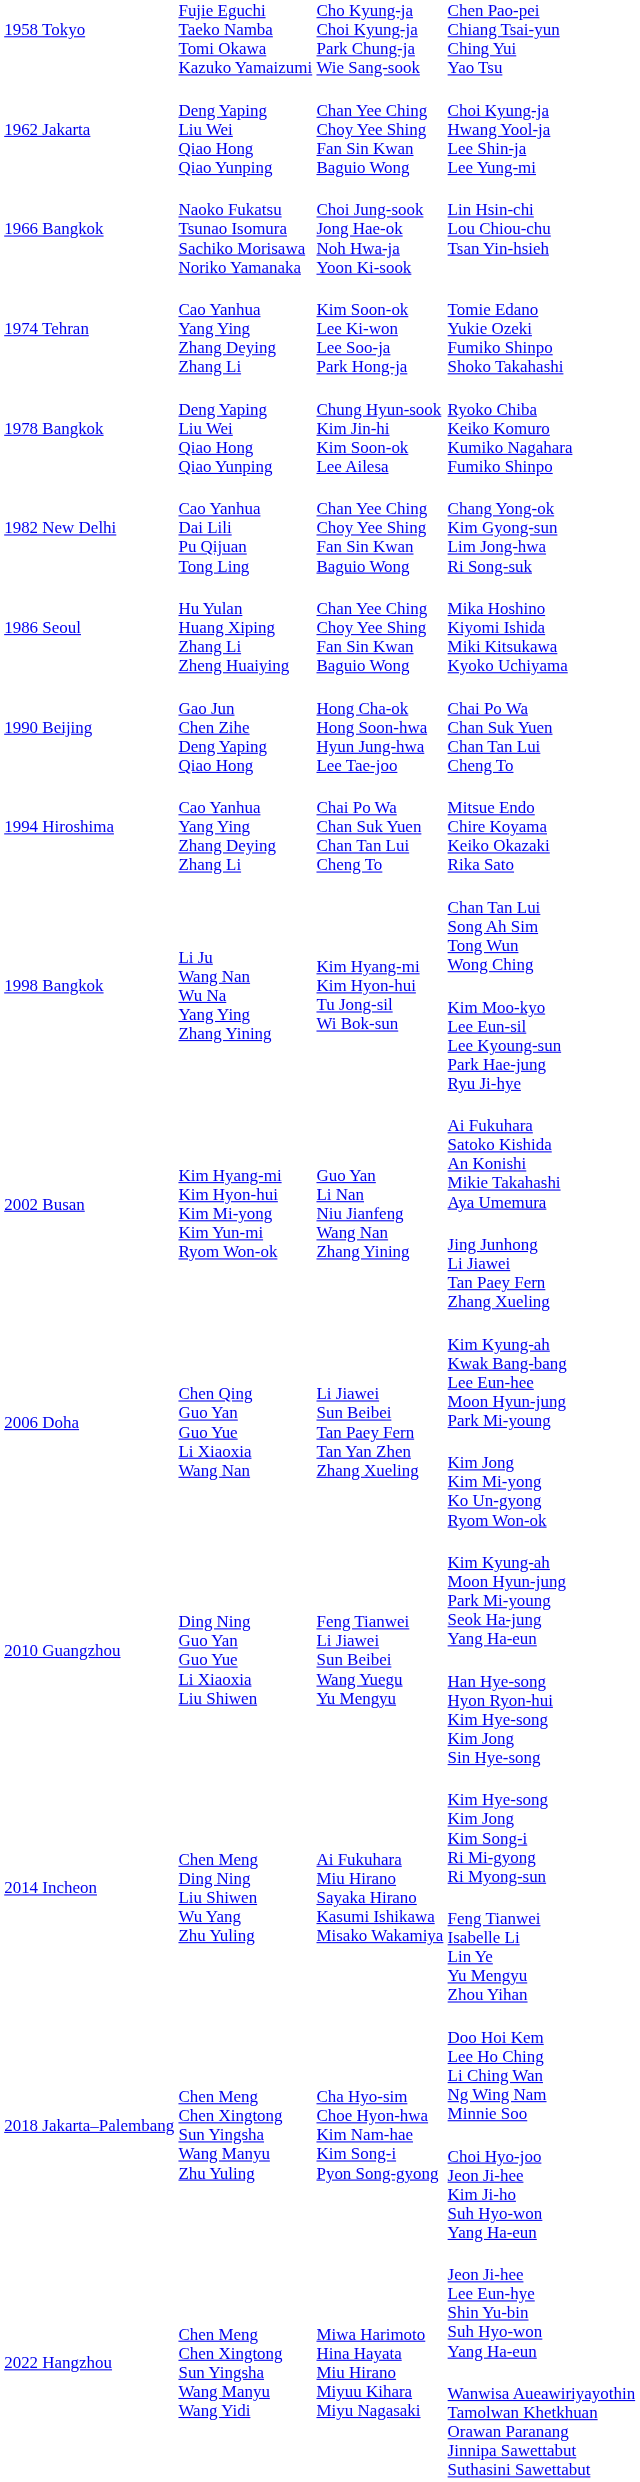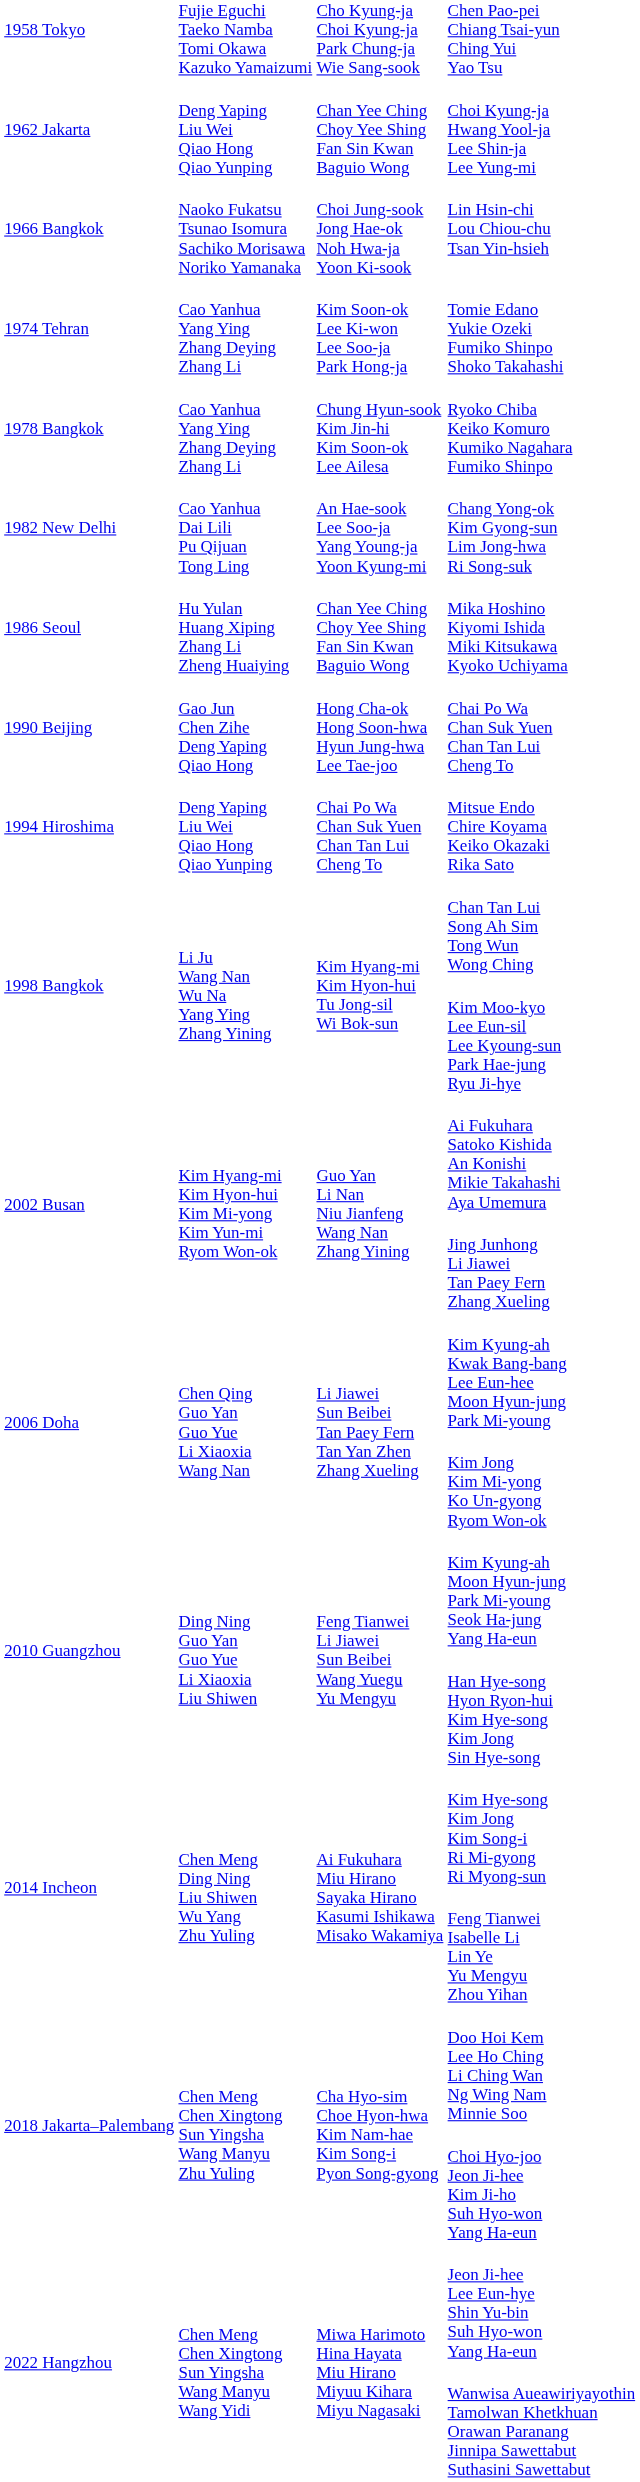(225, 437) Deng Yaping Liu Wei Qiao Hong Qiao Yunping -> (227, 437) Cao Yanhua Yang Ying Zhang Deying Zhang Li
(372, 537) Chan Yee Ching Choy Yee Shing Fan Sin Kwan Baguio Wong -> (371, 537) An Hae-sook Lee Soo-ja Yang Young-ja Yoon Kyung-mi
(227, 836) Cao Yanhua Yang Ying Zhang Deying Zhang Li -> (225, 836) Deng Yaping Liu Wei Qiao Hong Qiao Yunping
